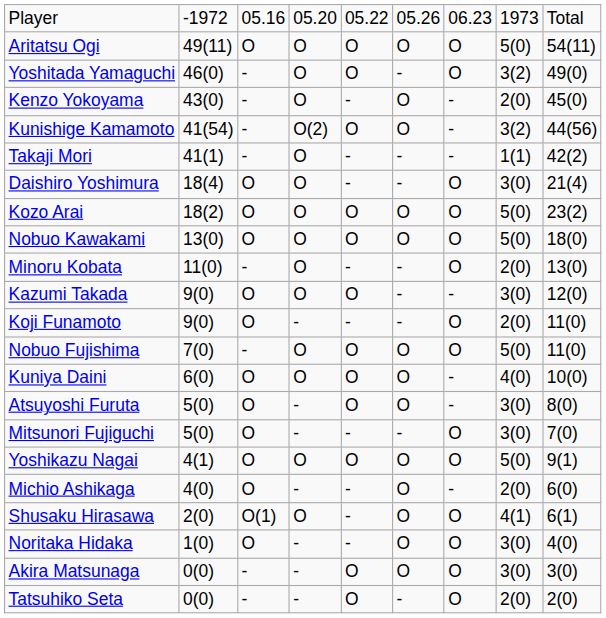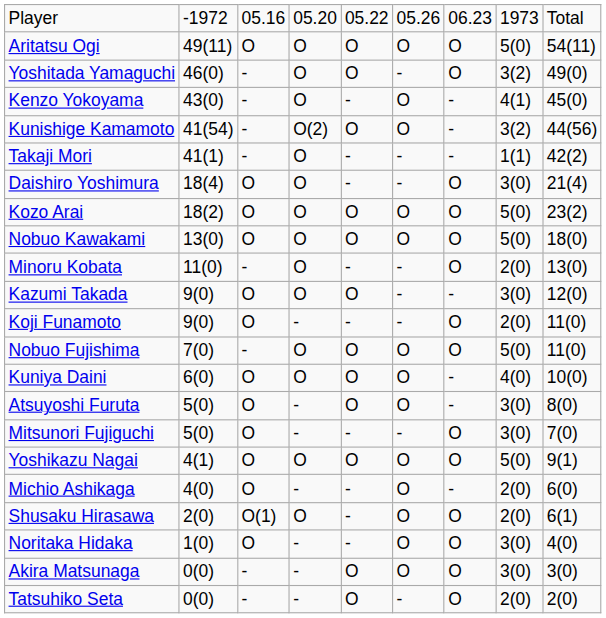(515, 101) 2(0) -> (515, 101) 4(1)
(515, 516) 4(1) -> (515, 516) 2(0)
